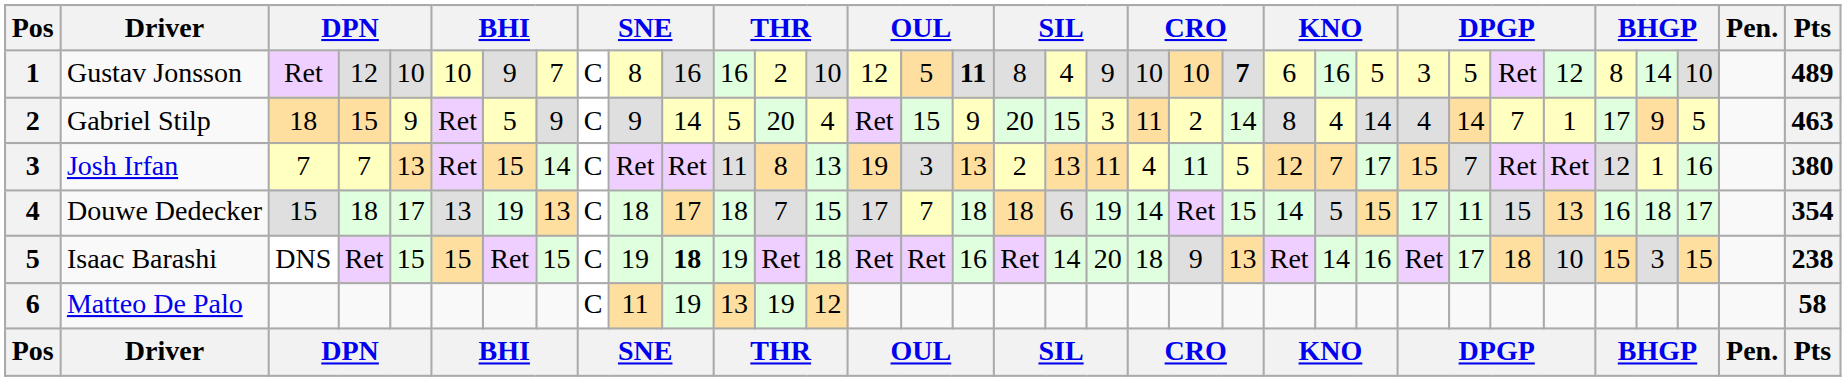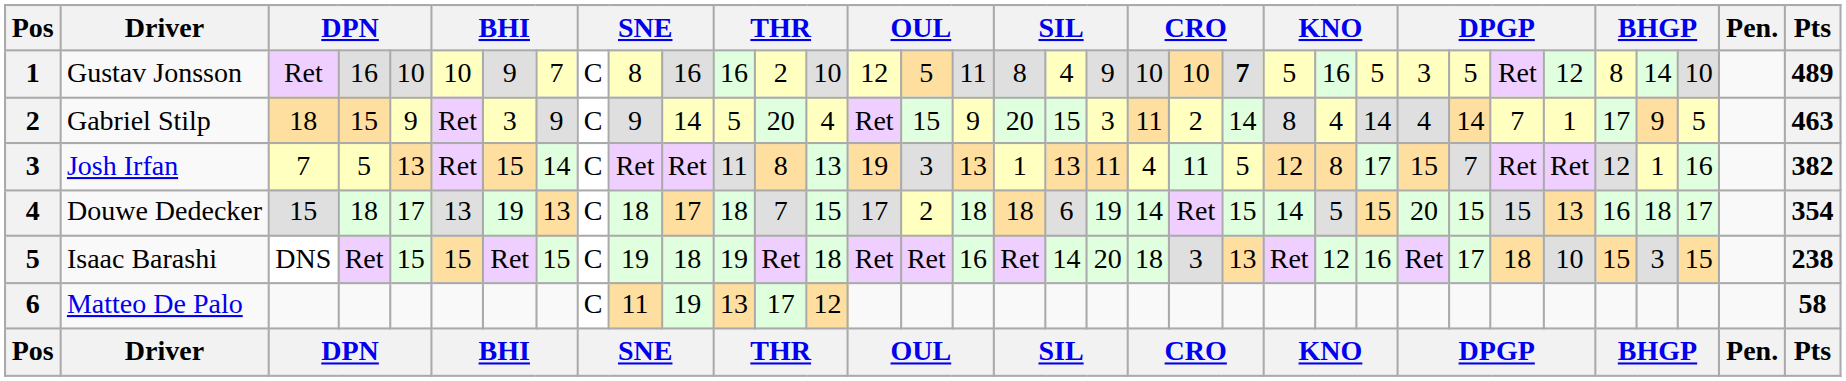(364, 73) 12 -> (364, 73) 16
(973, 73) bold -> (973, 73) normal
(1289, 73) 6 -> (1289, 73) 5
(510, 119) 5 -> (510, 119) 3
(364, 165) 7 -> (364, 165) 5
(1020, 165) 2 -> (1020, 165) 1
(1336, 165) 7 -> (1336, 165) 8
(1812, 165) 380 -> (1812, 165) 382
(926, 212) 7 -> (926, 212) 2
(1424, 212) 17 -> (1424, 212) 20
(1471, 212) 11 -> (1471, 212) 15
(687, 258) bold -> (687, 258) normal
(1196, 258) 9 -> (1196, 258) 3
(1336, 258) 14 -> (1336, 258) 12
(781, 304) 19 -> (781, 304) 17
